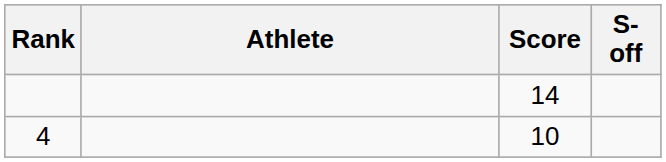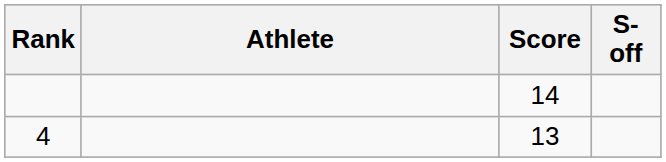(545, 136) 10 -> (545, 136) 13
